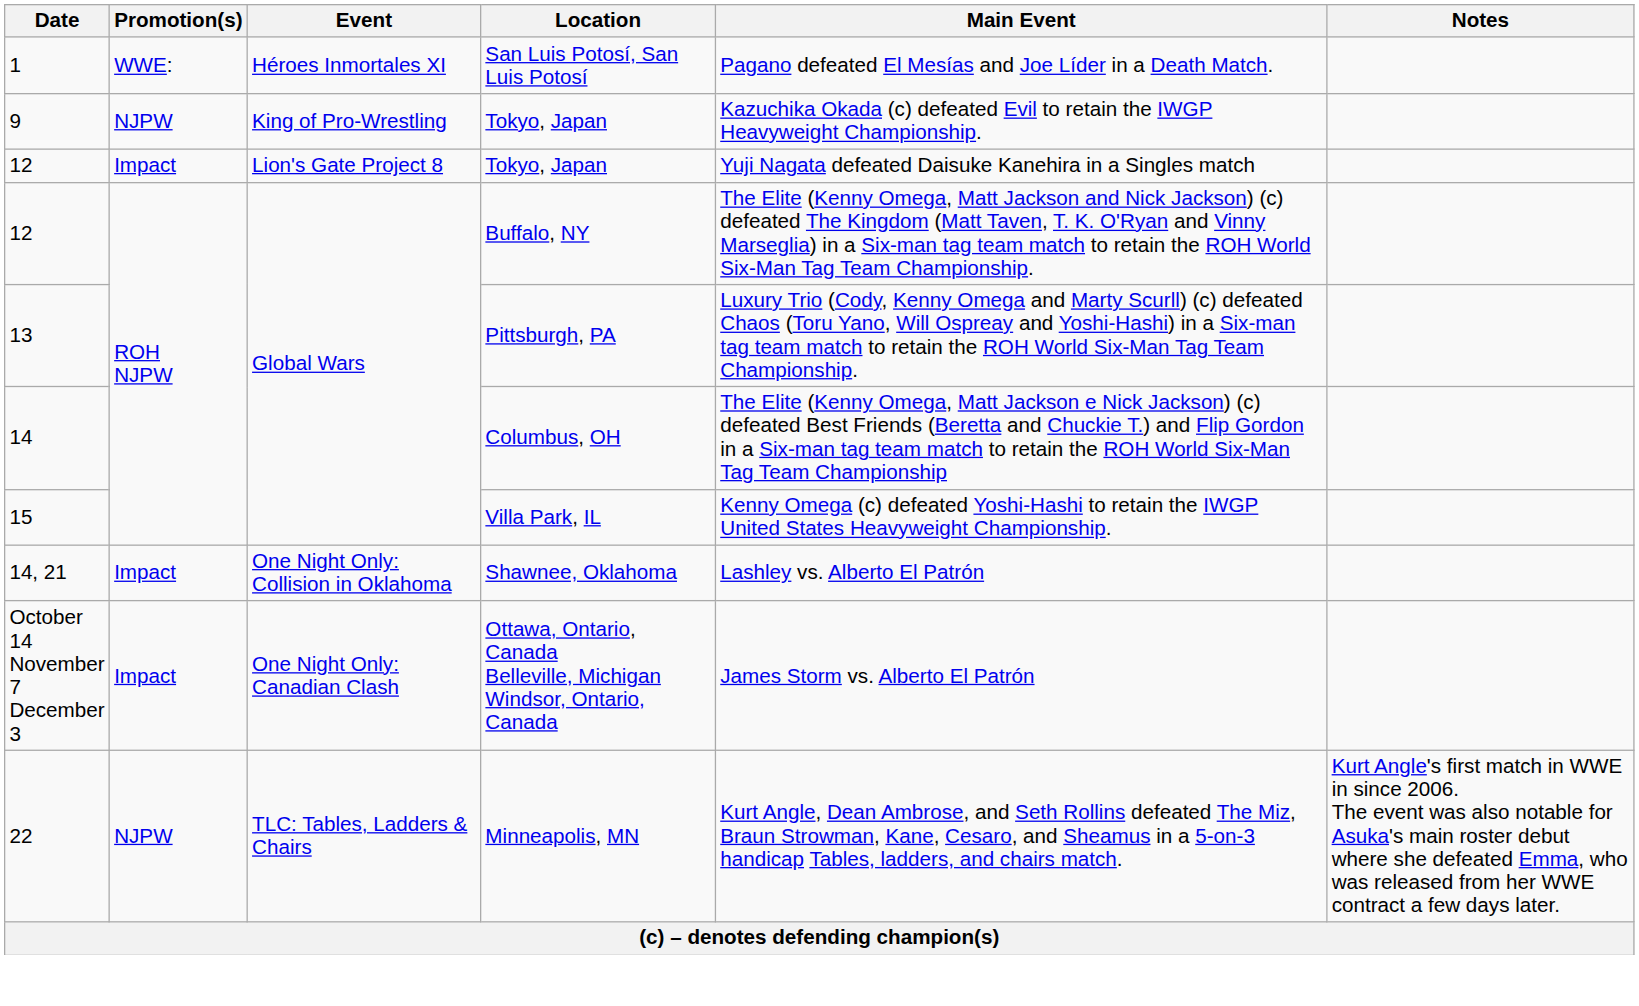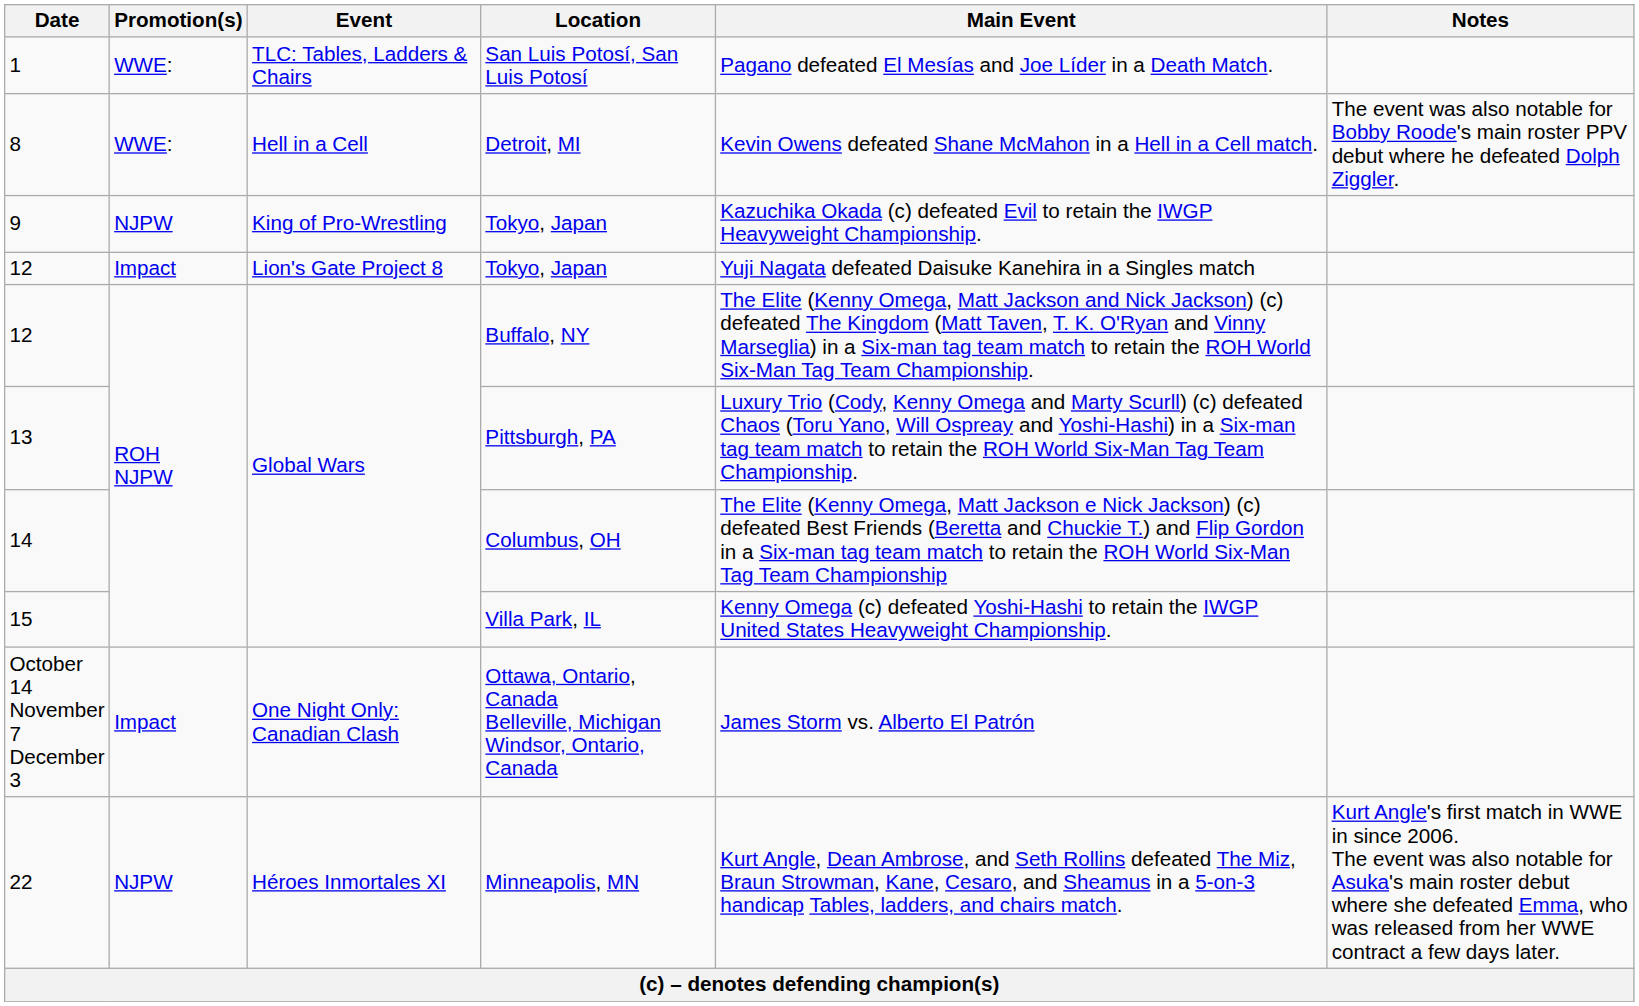(349, 65) Héroes Inmortales XI -> (360, 65) TLC: Tables, Ladders & Chairs
+ row: (15, 144)
- row: (38, 572)
(360, 835) TLC: Tables, Ladders & Chairs -> (349, 882) Héroes Inmortales XI
